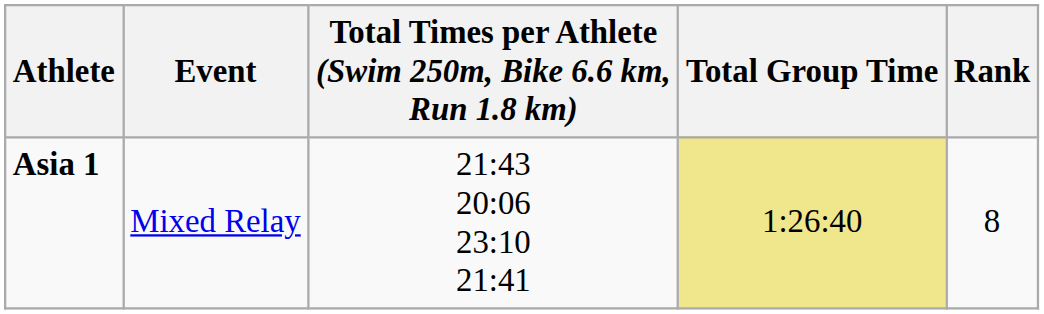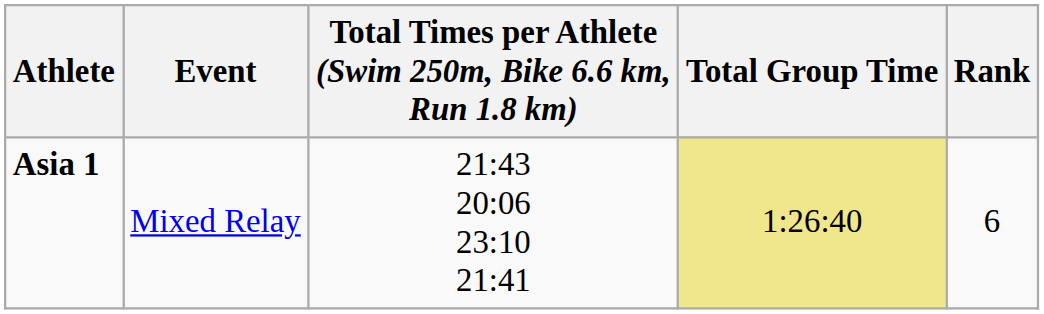(992, 221) 8 -> (992, 221) 6
